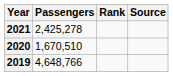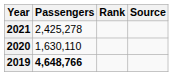(59, 46) 1,670,510 -> (58, 46) 1,630,110
(59, 63) normal -> (59, 63) bold
